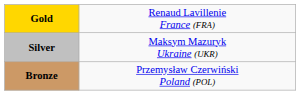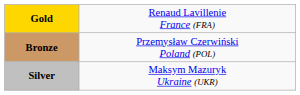rows swapped: (42, 47) <-> (42, 76)
